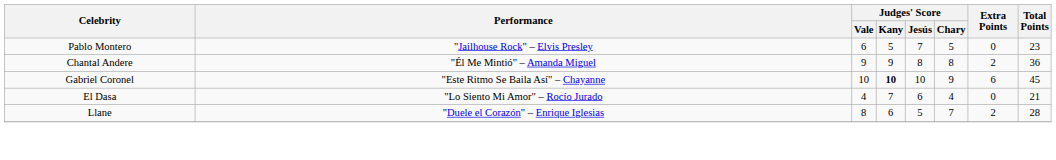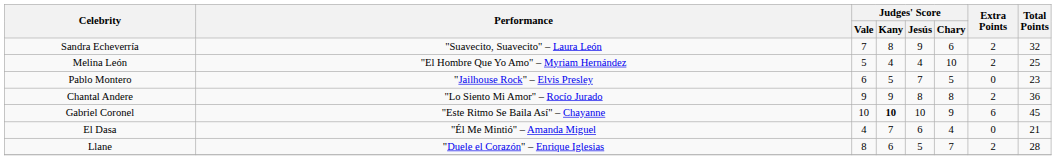+ row: (100, 46)
+ row: (100, 63)
(523, 63) "Él Me Mintió" – Amanda Miguel -> (524, 96) "Lo Siento Mi Amor" – Rocío Jurado
(523, 96) "Lo Siento Mi Amor" – Rocío Jurado -> (524, 130) "Él Me Mintió" – Amanda Miguel
